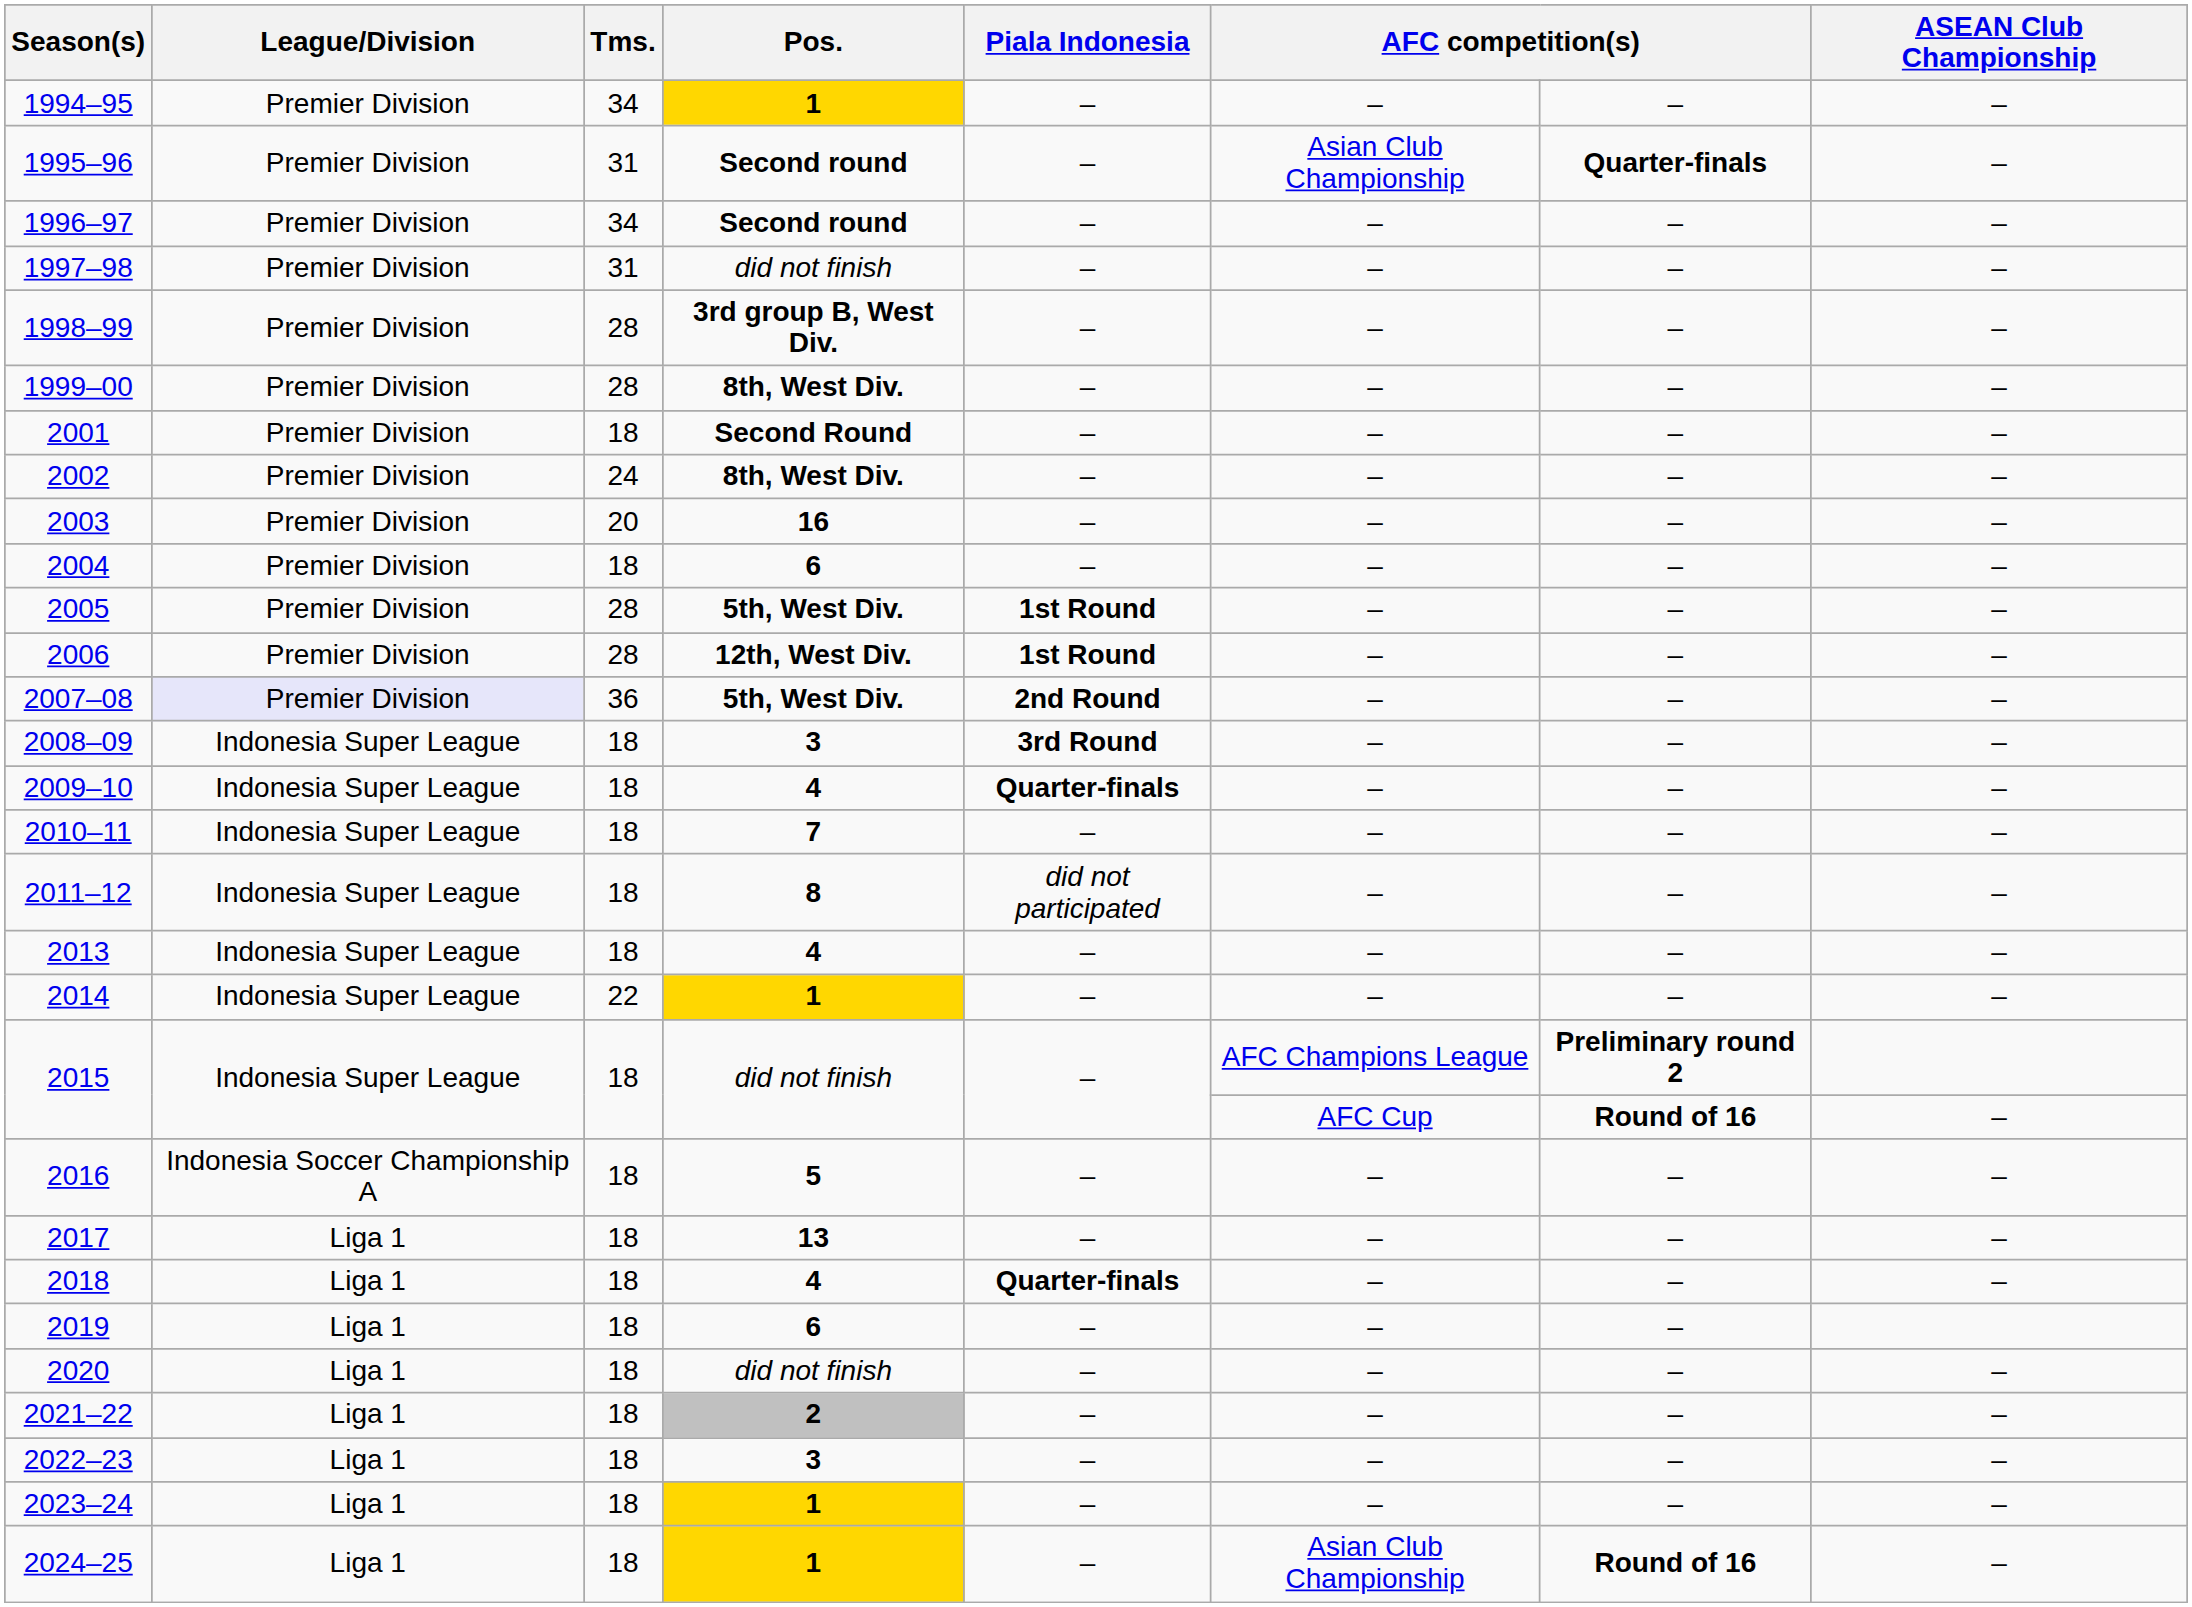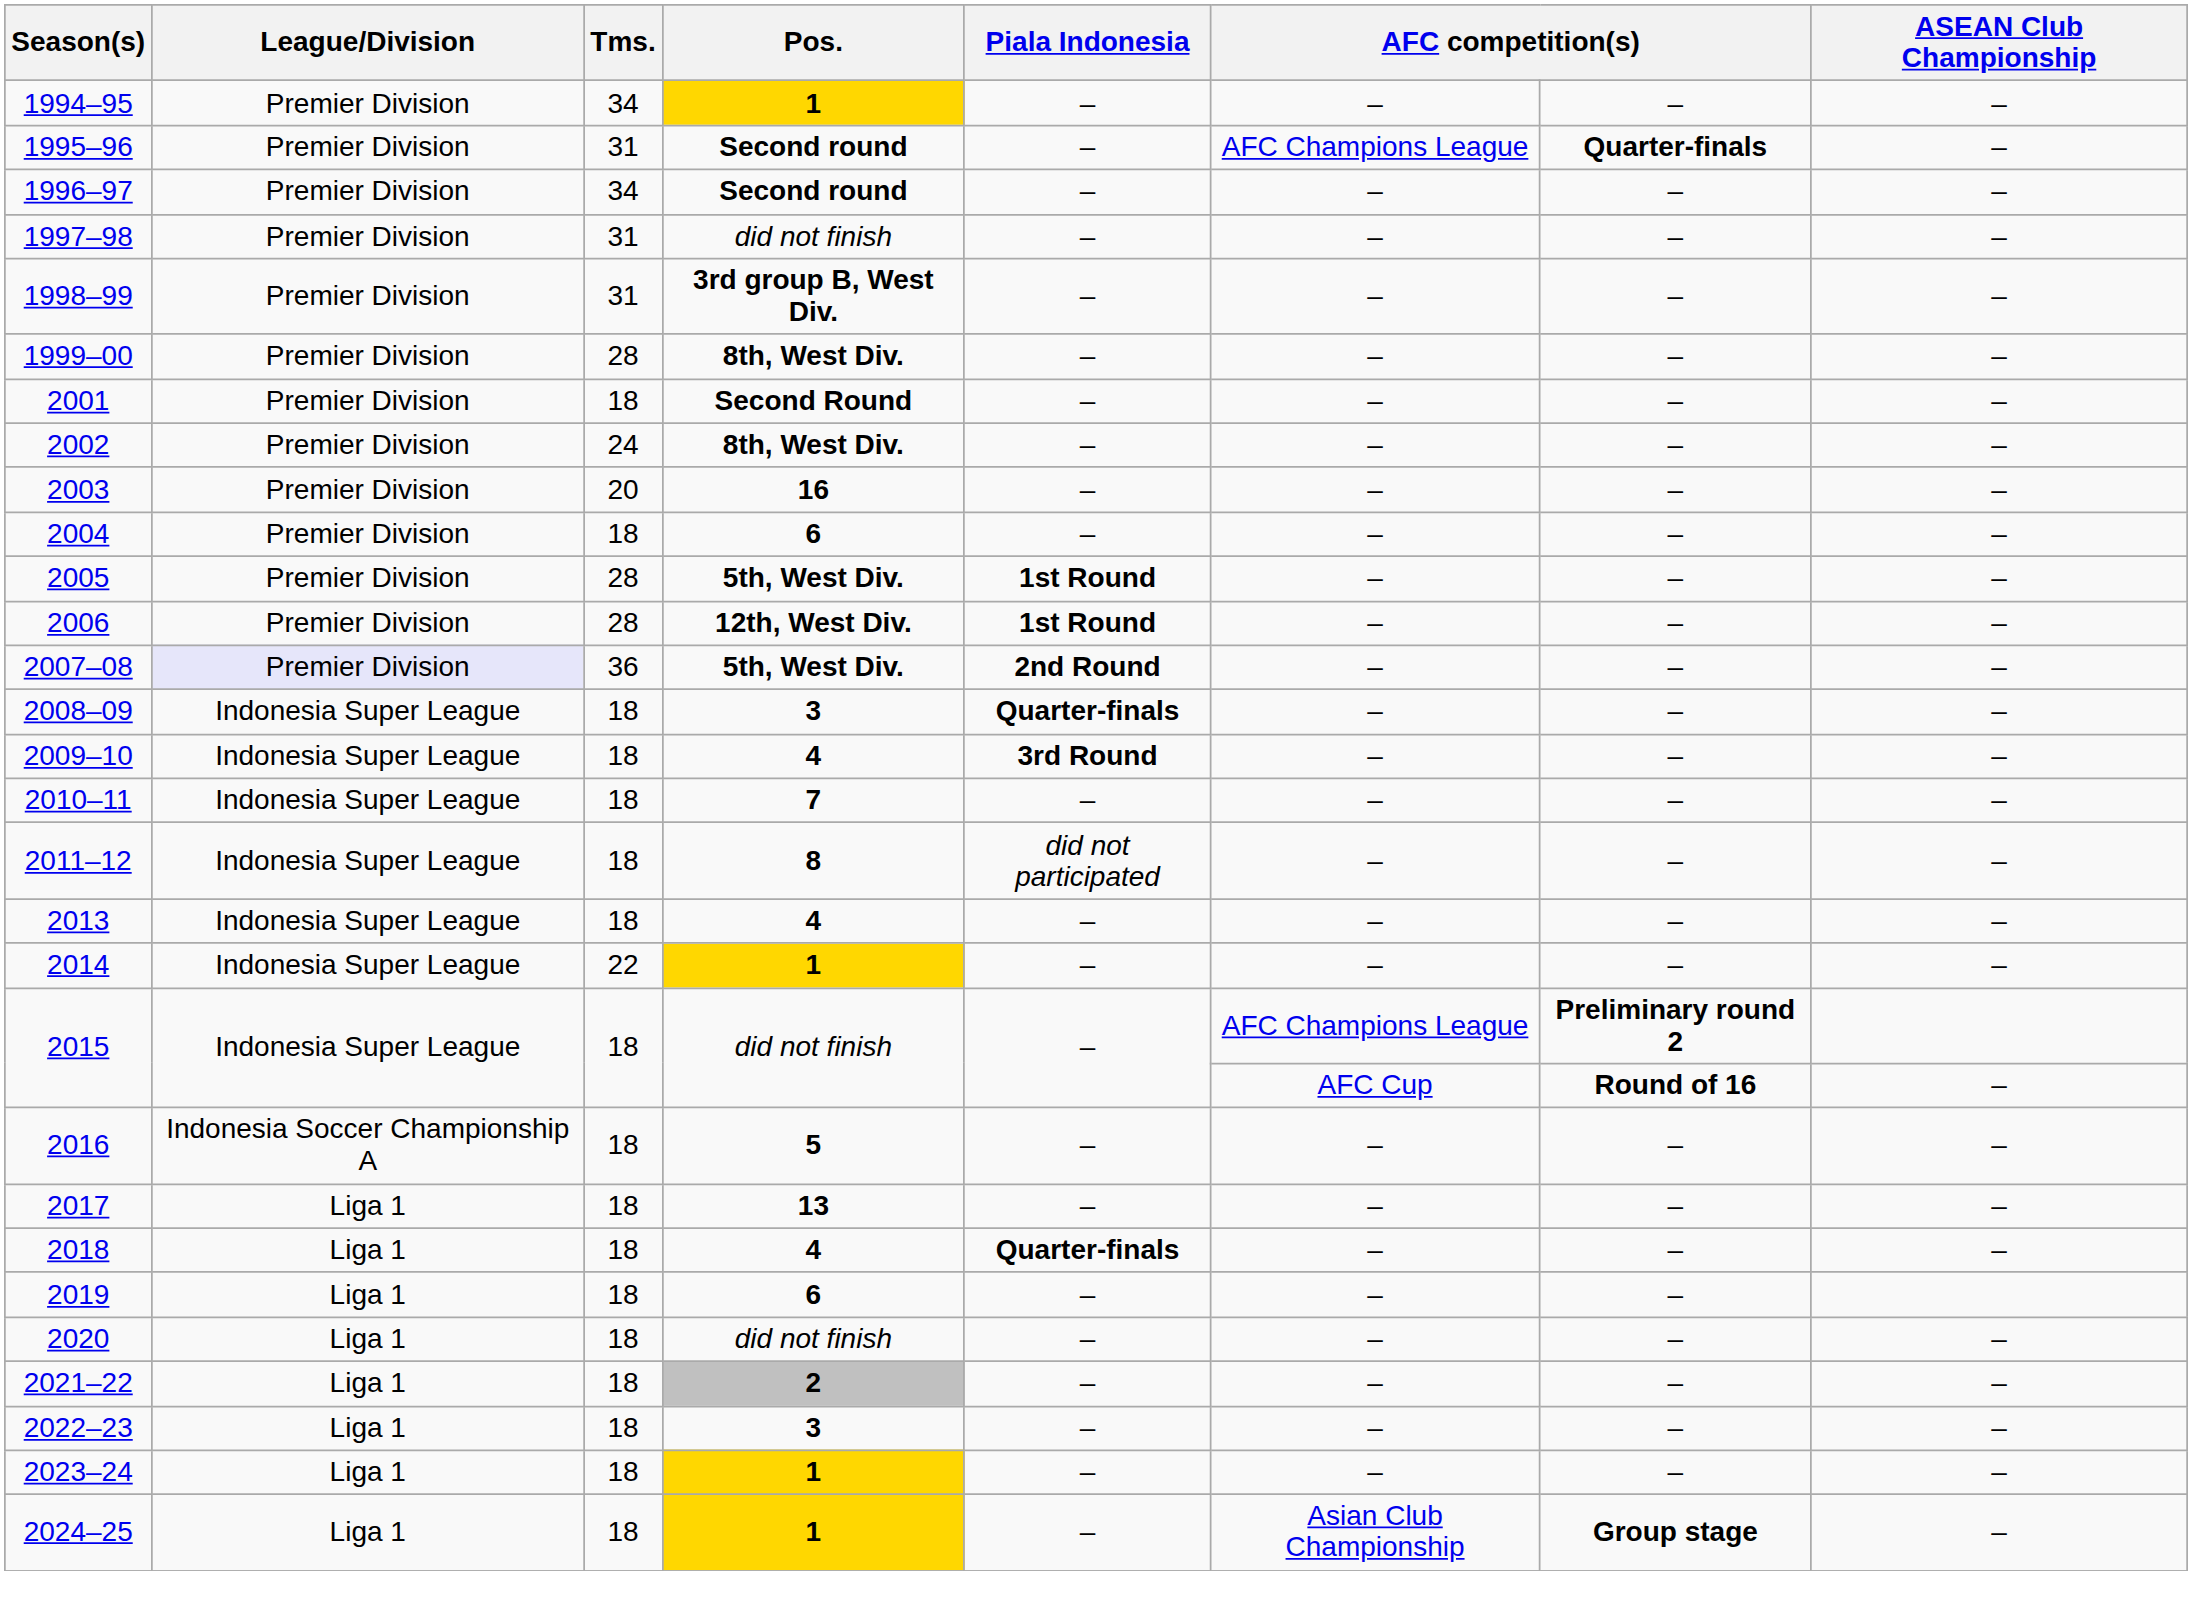(1375, 162) Asian Club Championship -> (1375, 147) AFC Champions League
(623, 327) 28 -> (623, 295) 31
(1088, 742) 3rd Round -> (1088, 711) Quarter-finals
(1088, 787) Quarter-finals -> (1088, 755) 3rd Round
(1675, 1563) Round of 16 -> (1675, 1532) Group stage
